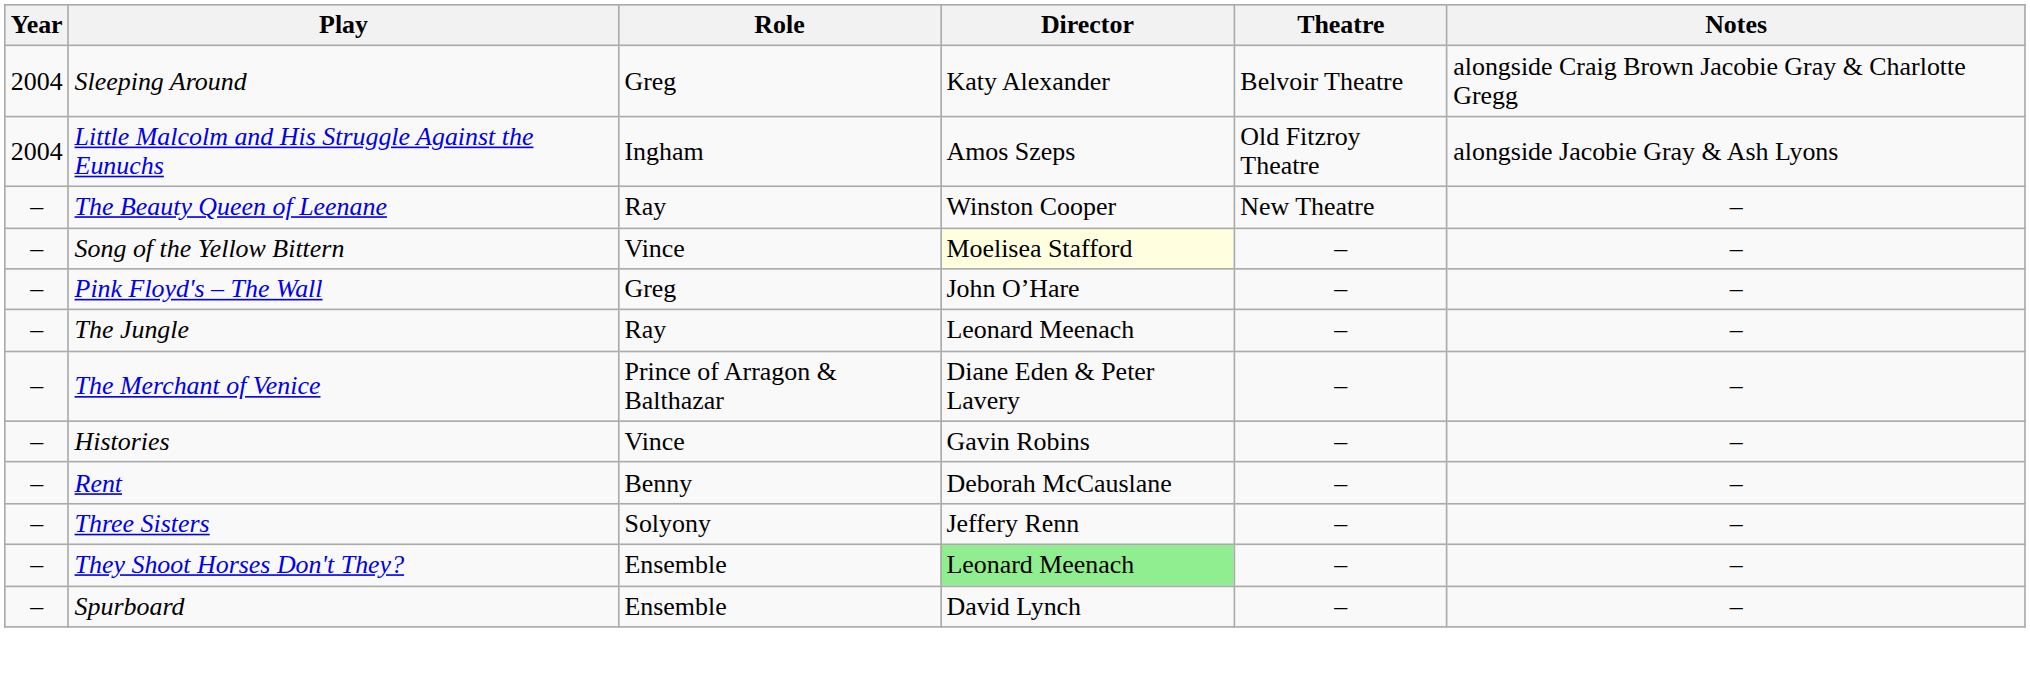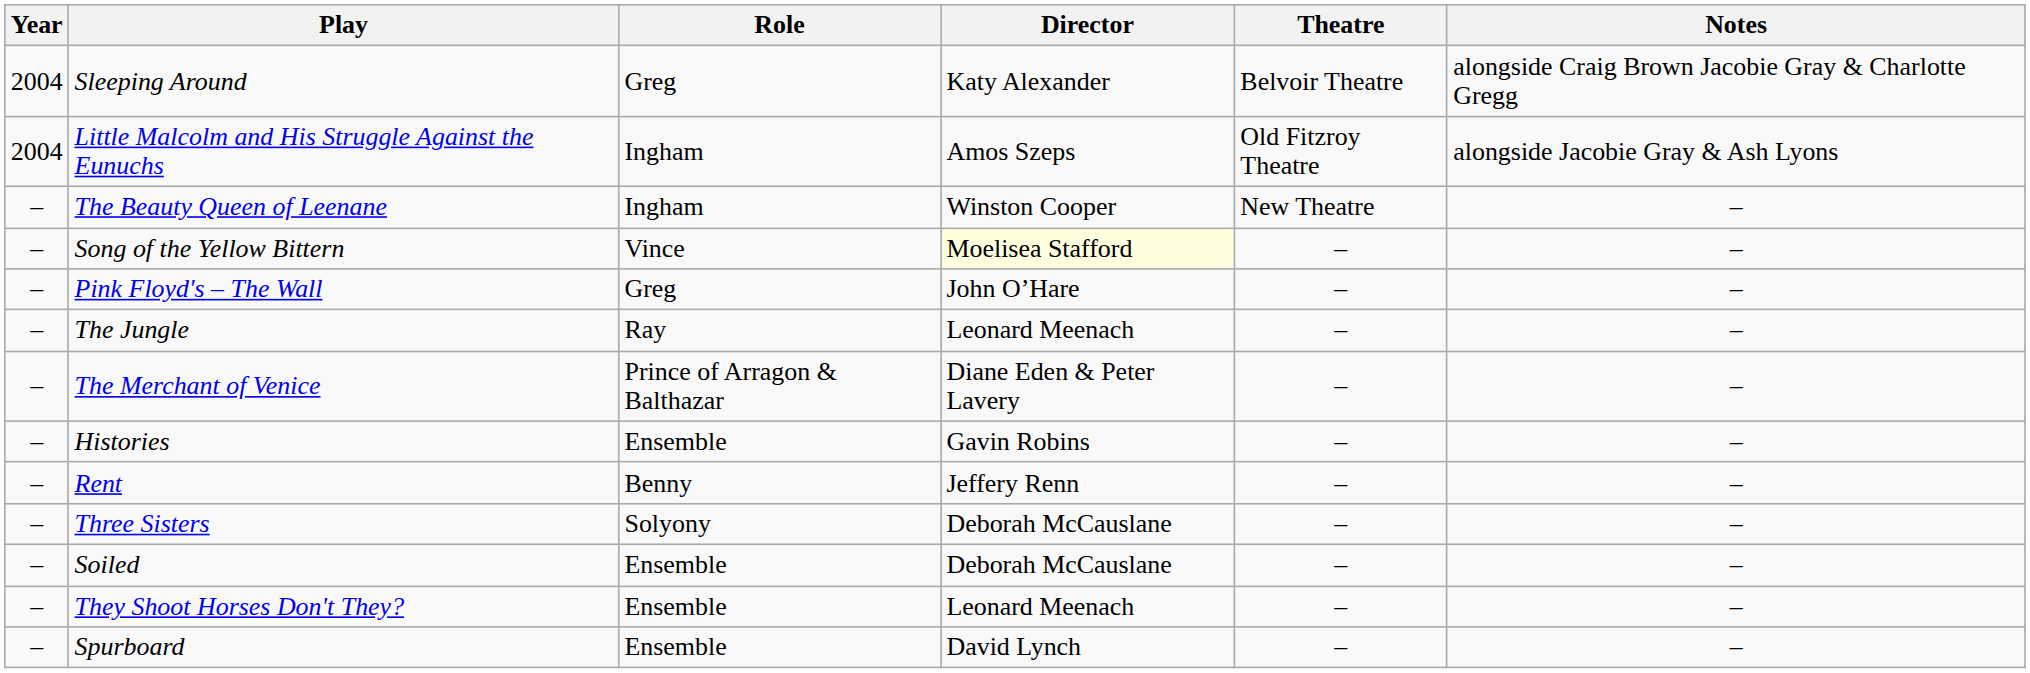(645, 206) Ray -> (664, 206) Ingham
(655, 441) Vince -> (676, 441) Ensemble
(1059, 482) Deborah McCauslane -> (1013, 482) Jeffery Renn
(1013, 523) Jeffery Renn -> (1059, 523) Deborah McCauslane
+ row: (107, 564)
(1040, 564) lightgreen background -> (1040, 605) no background
